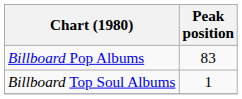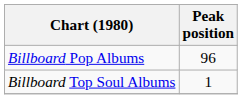(208, 57) 83 -> (208, 57) 96
